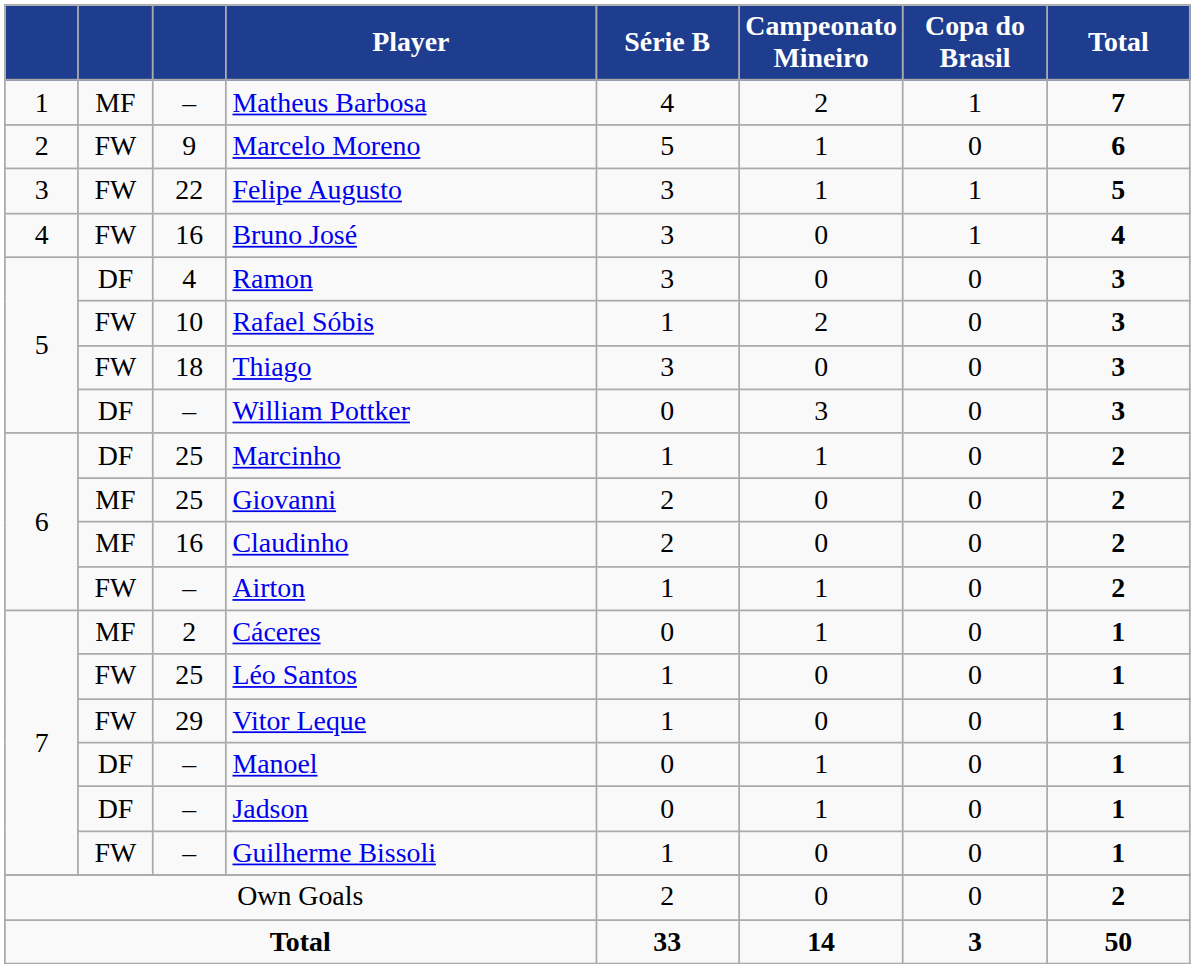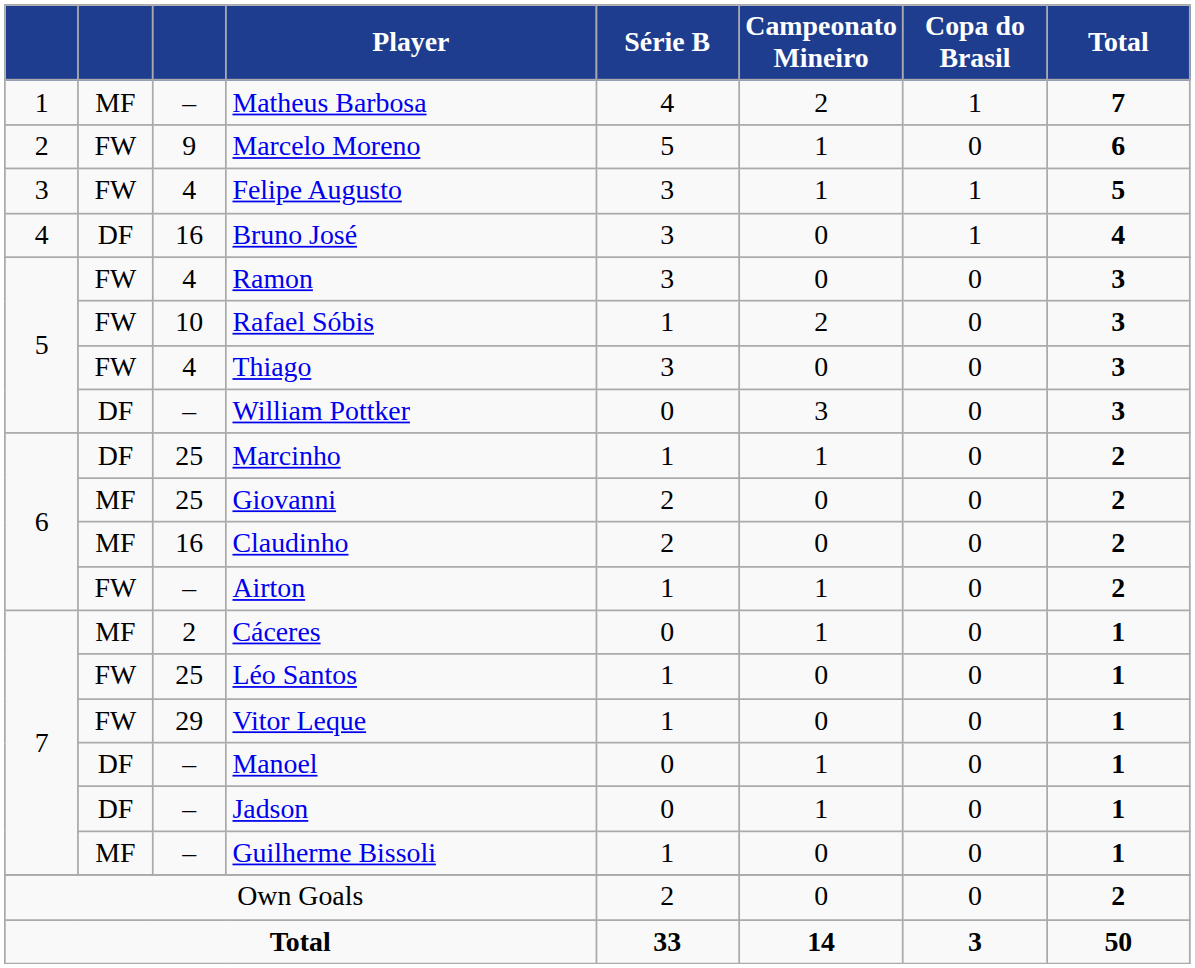(189, 190) 22 -> (189, 190) 4
(115, 234) FW -> (115, 234) DF
(115, 278) DF -> (115, 278) FW
(189, 366) 18 -> (189, 366) 4
(115, 852) FW -> (115, 852) MF
